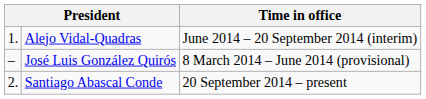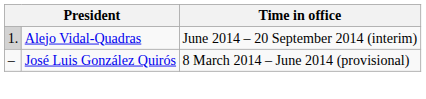(13, 37) no background -> (13, 37) lightgrey background
- row: (94, 82)
